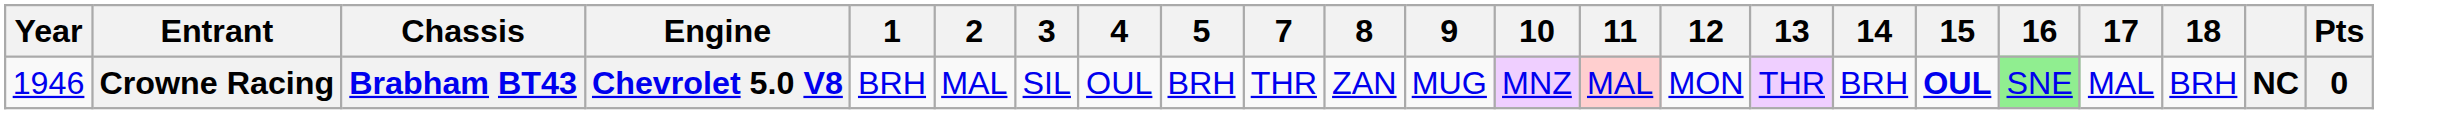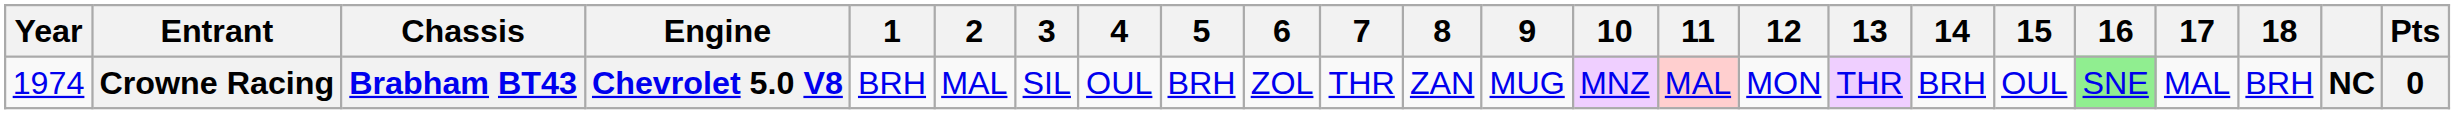+ column: (1282, 31)
(49, 82) 1946 -> (49, 82) 1974
(1957, 82) bold -> (2034, 82) normal
